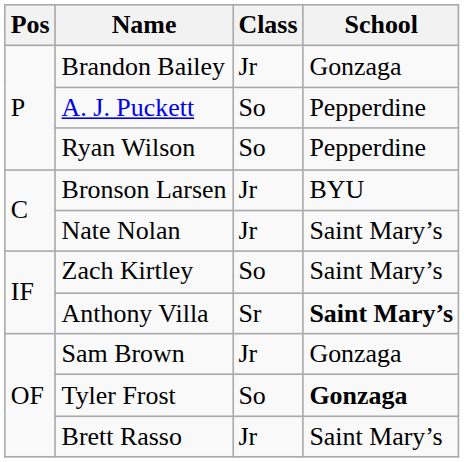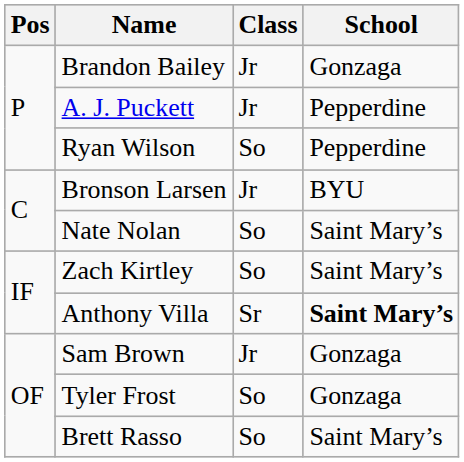(252, 107) So -> (248, 107) Jr
(248, 230) Jr -> (252, 230) So
(358, 395) bold -> (355, 395) normal
(248, 436) Jr -> (252, 436) So
